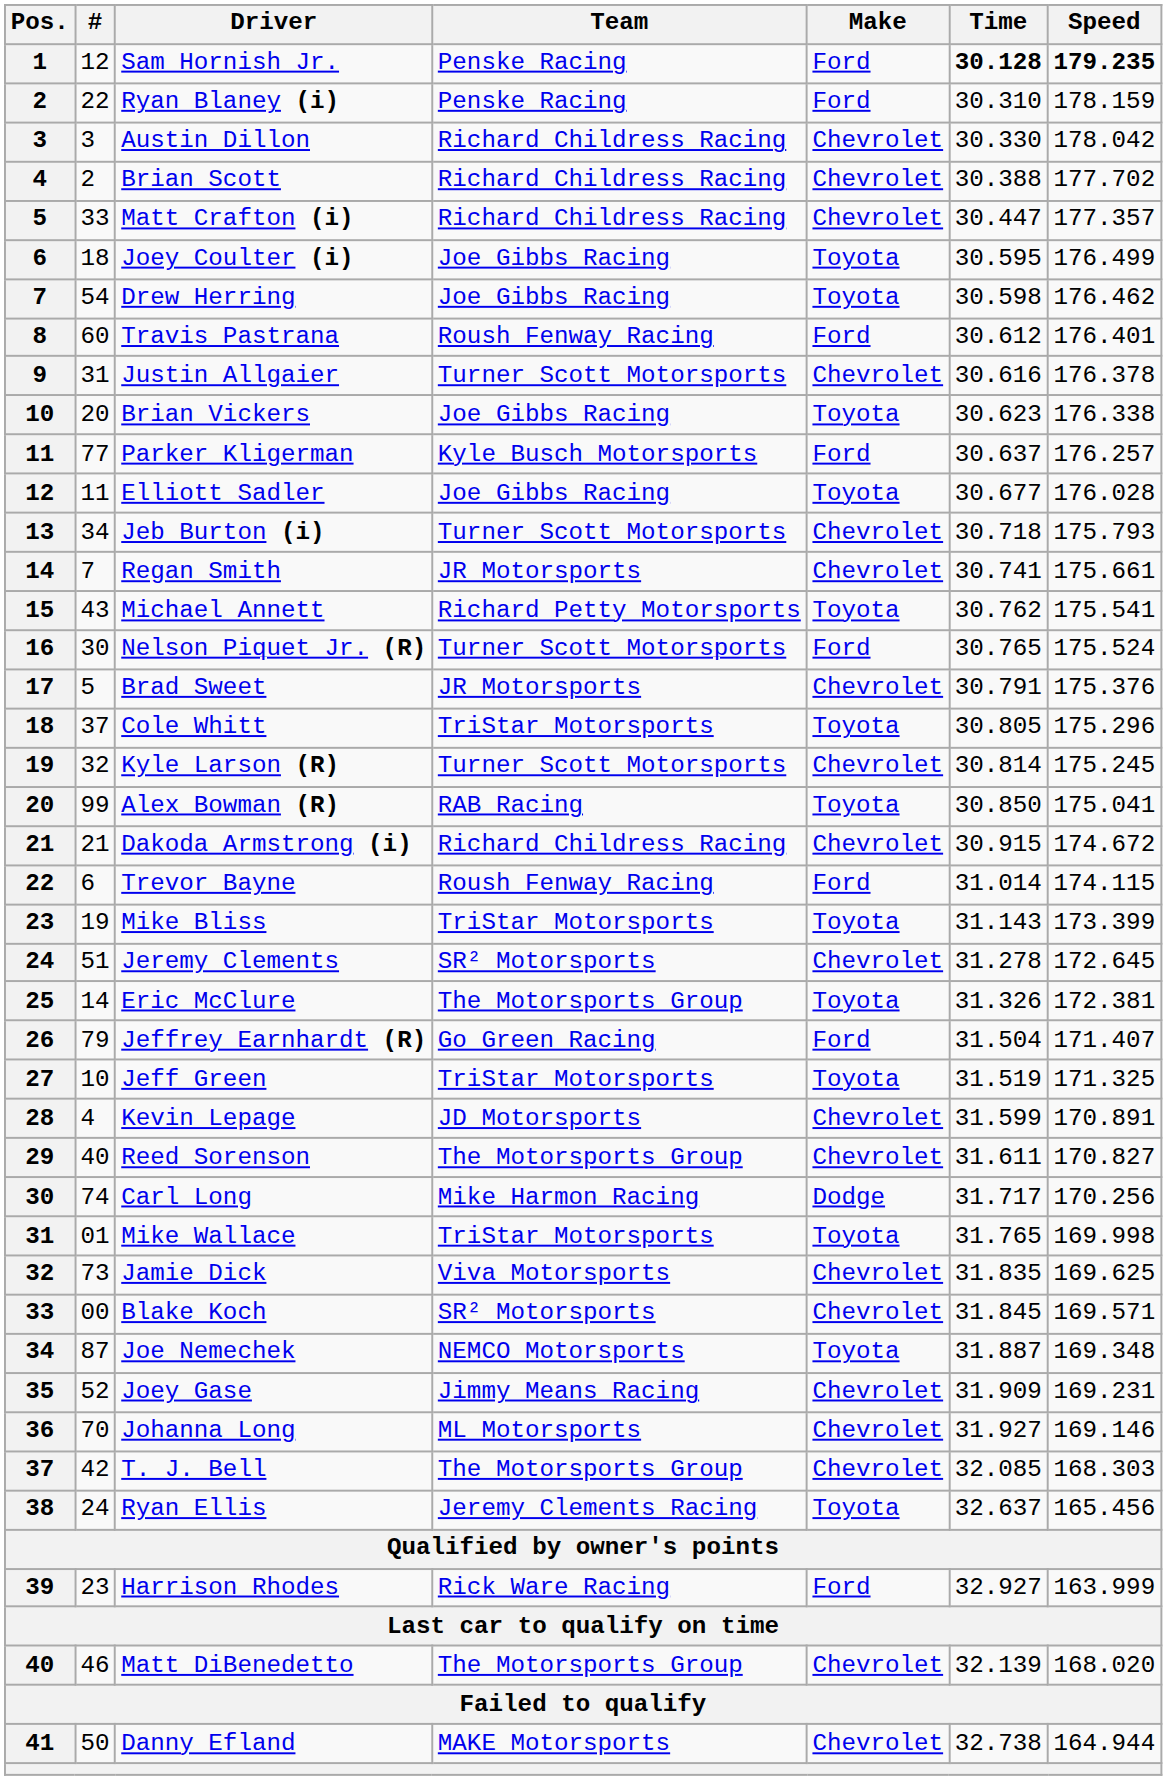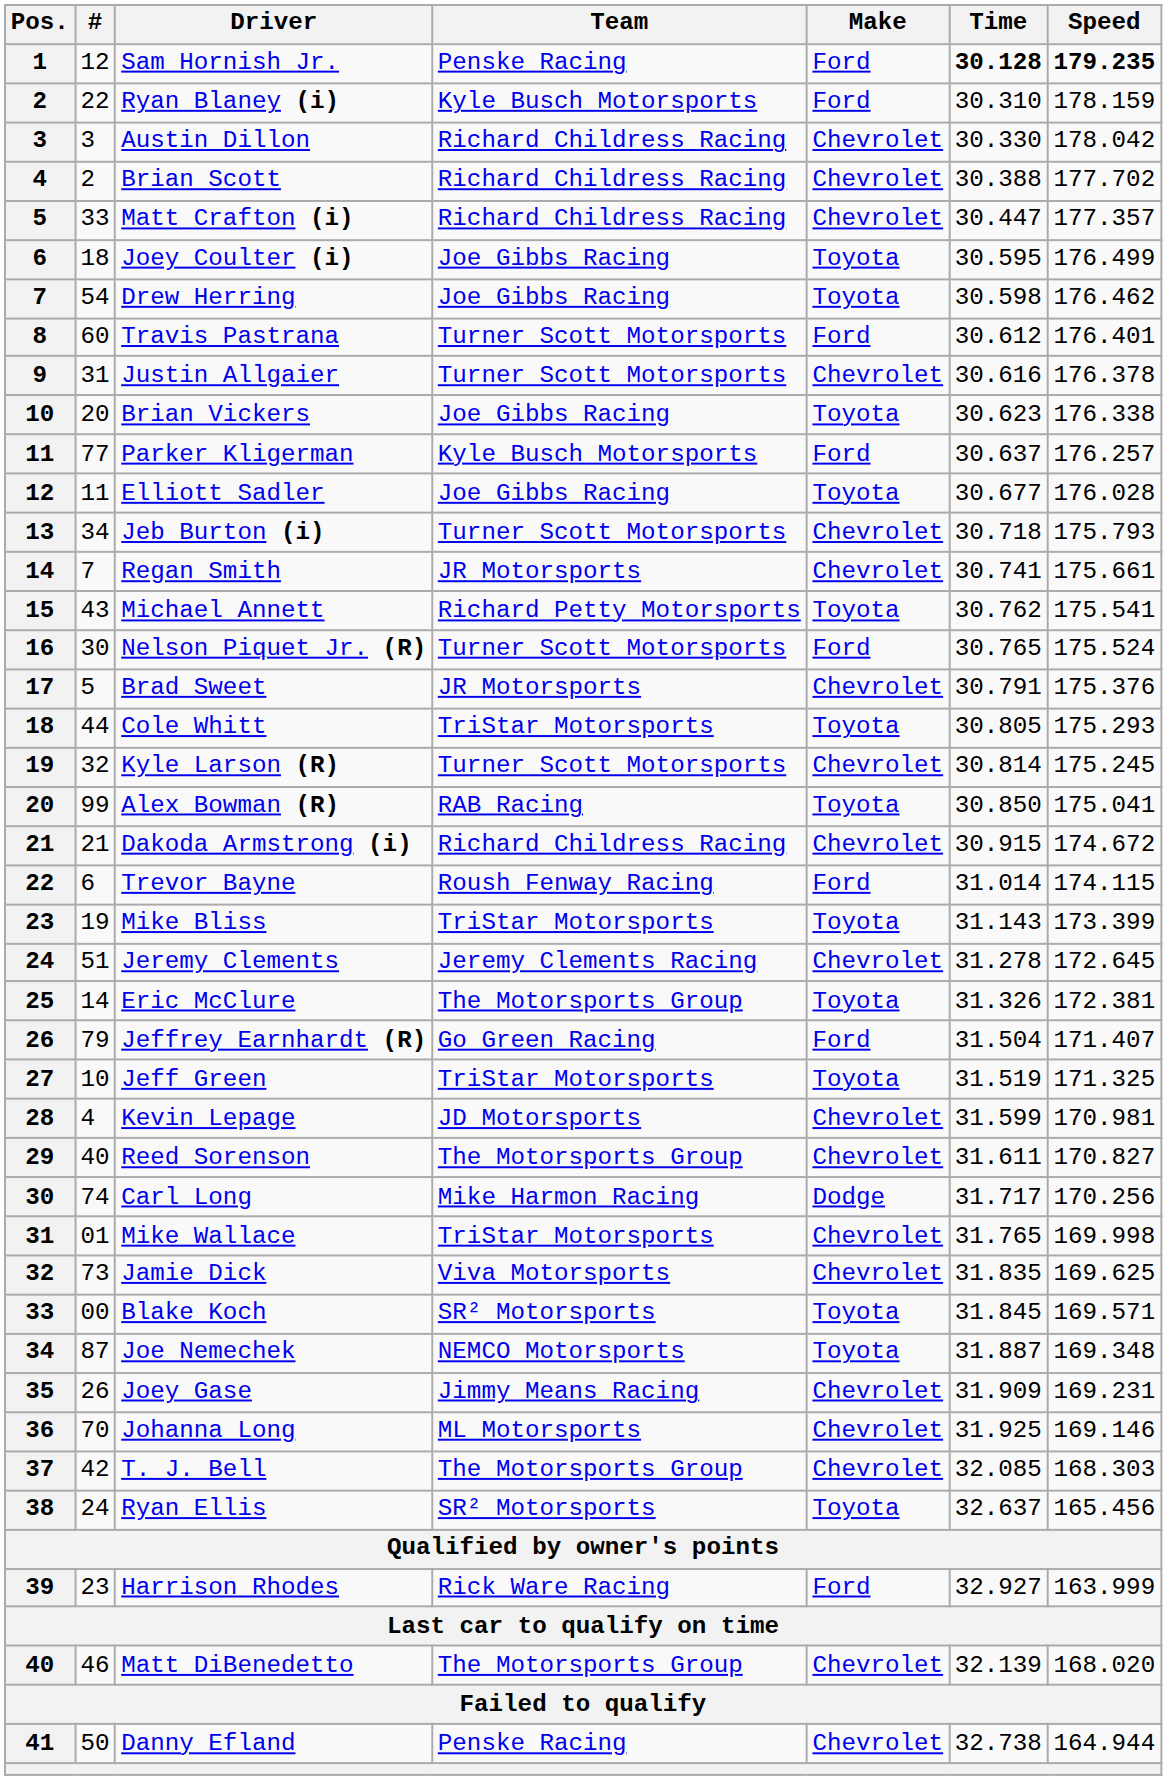(532, 103) Penske Racing -> (598, 103) Kyle Busch Motorsports
(576, 337) Roush Fenway Racing -> (612, 337) Turner Scott Motorsports
(95, 728) 37 -> (95, 728) 44
(1104, 728) 175.296 -> (1104, 728) 175.293
(547, 963) SR² Motorsports -> (598, 963) Jeremy Clements Racing
(1104, 1119) 170.891 -> (1104, 1119) 170.981
(856, 1236) Toyota -> (878, 1236) Chevrolet
(878, 1314) Chevrolet -> (856, 1314) Toyota
(95, 1393) 52 -> (95, 1393) 26
(998, 1432) 31.927 -> (998, 1432) 31.925
(598, 1510) Jeremy Clements Racing -> (547, 1510) SR² Motorsports
(554, 1744) MAKE Motorsports -> (532, 1744) Penske Racing
